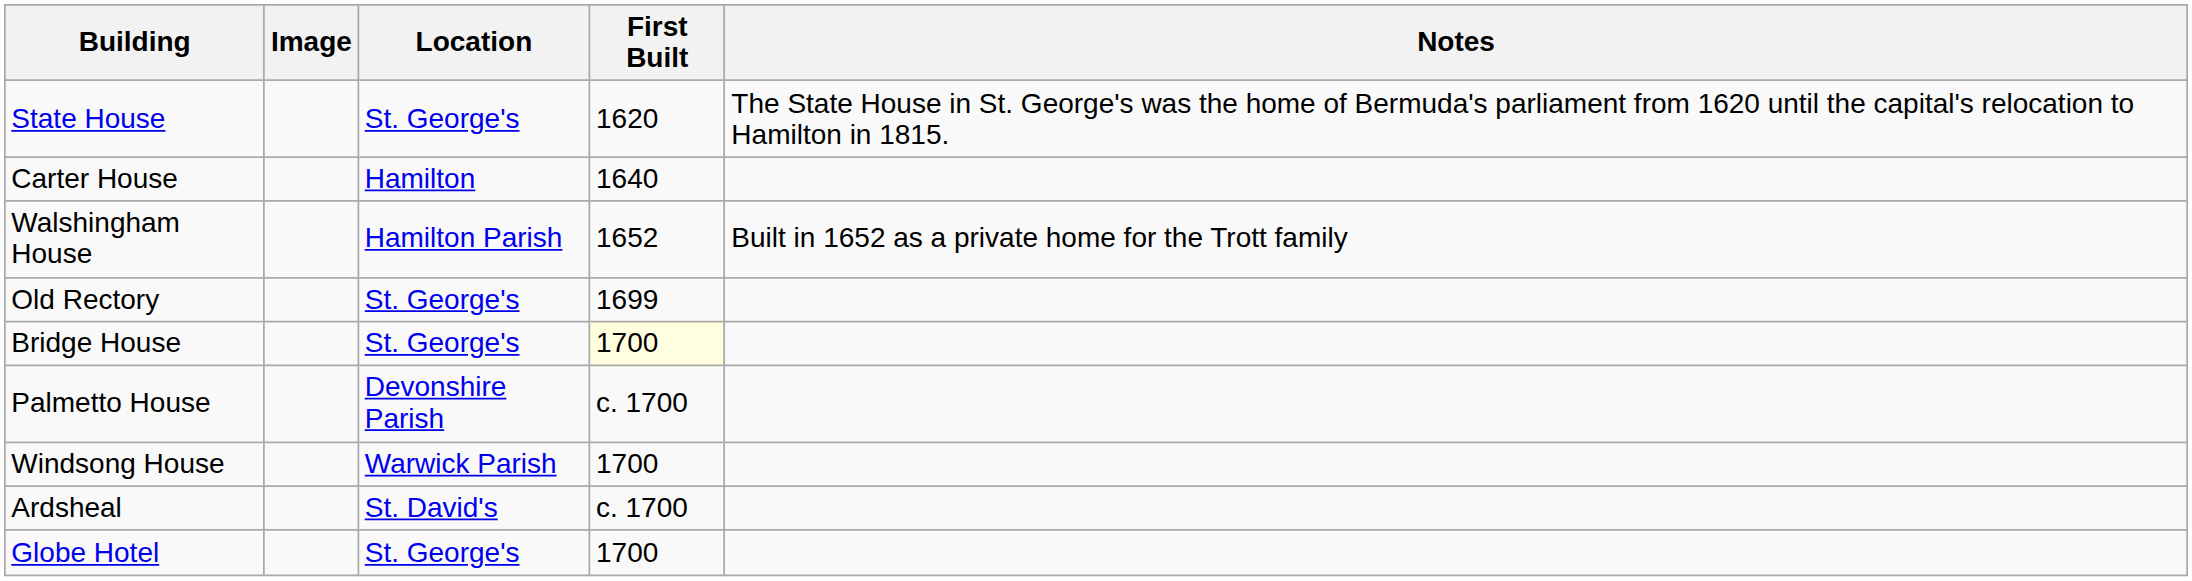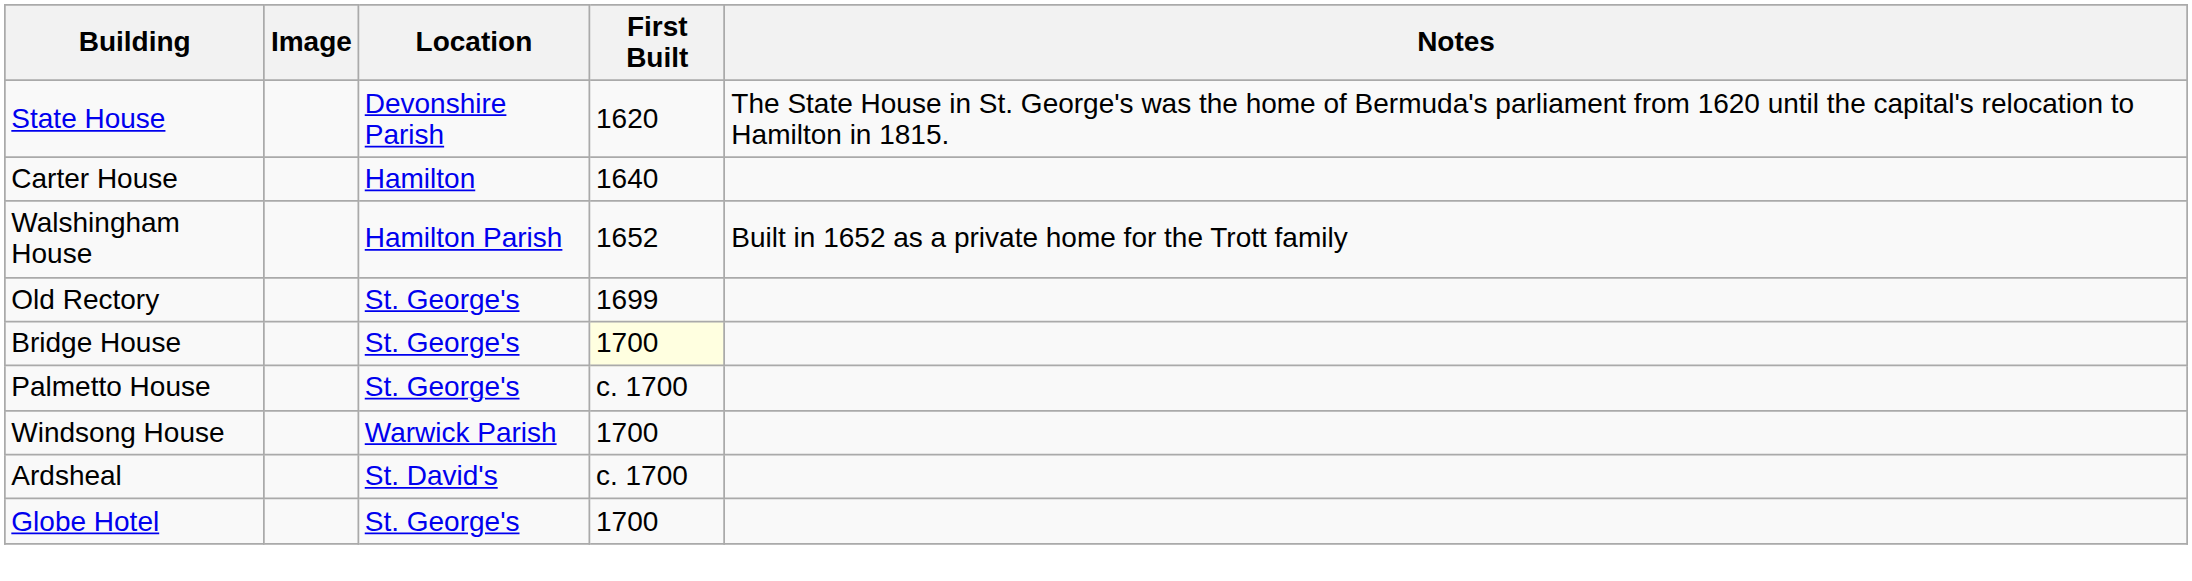(442, 118) St. George's -> (436, 118) Devonshire Parish
(436, 403) Devonshire Parish -> (442, 387) St. George's
